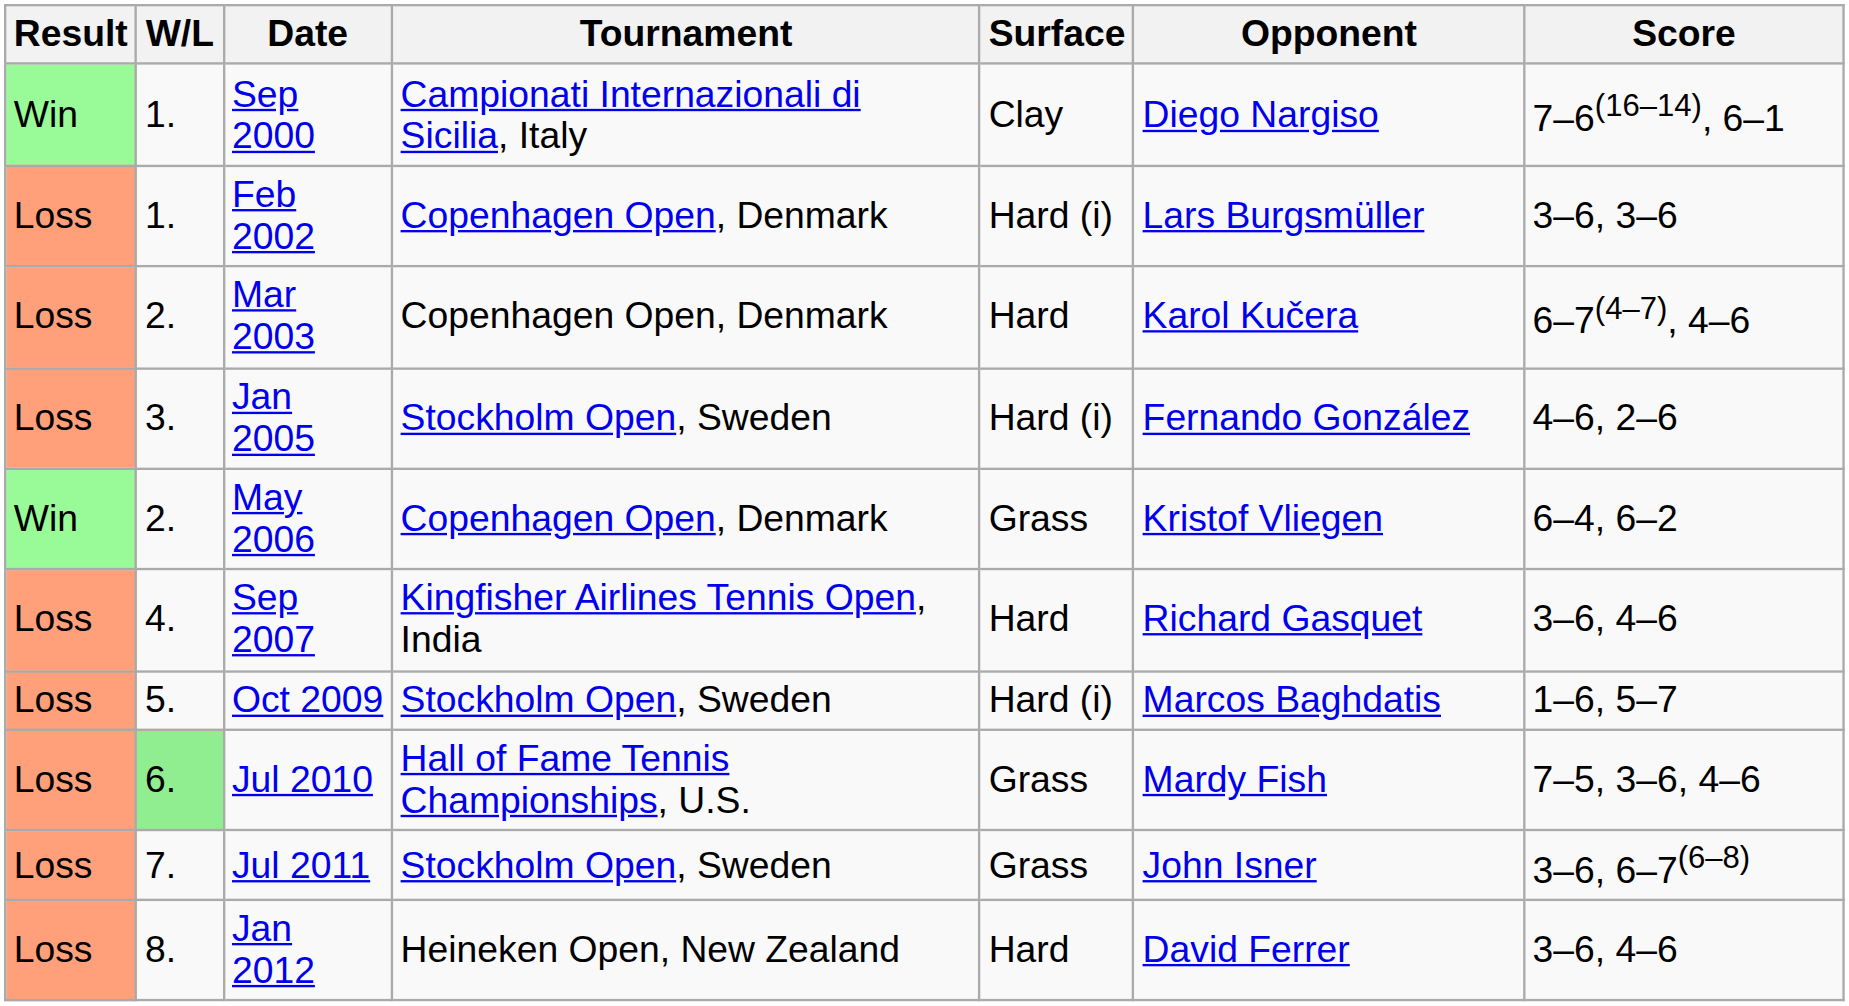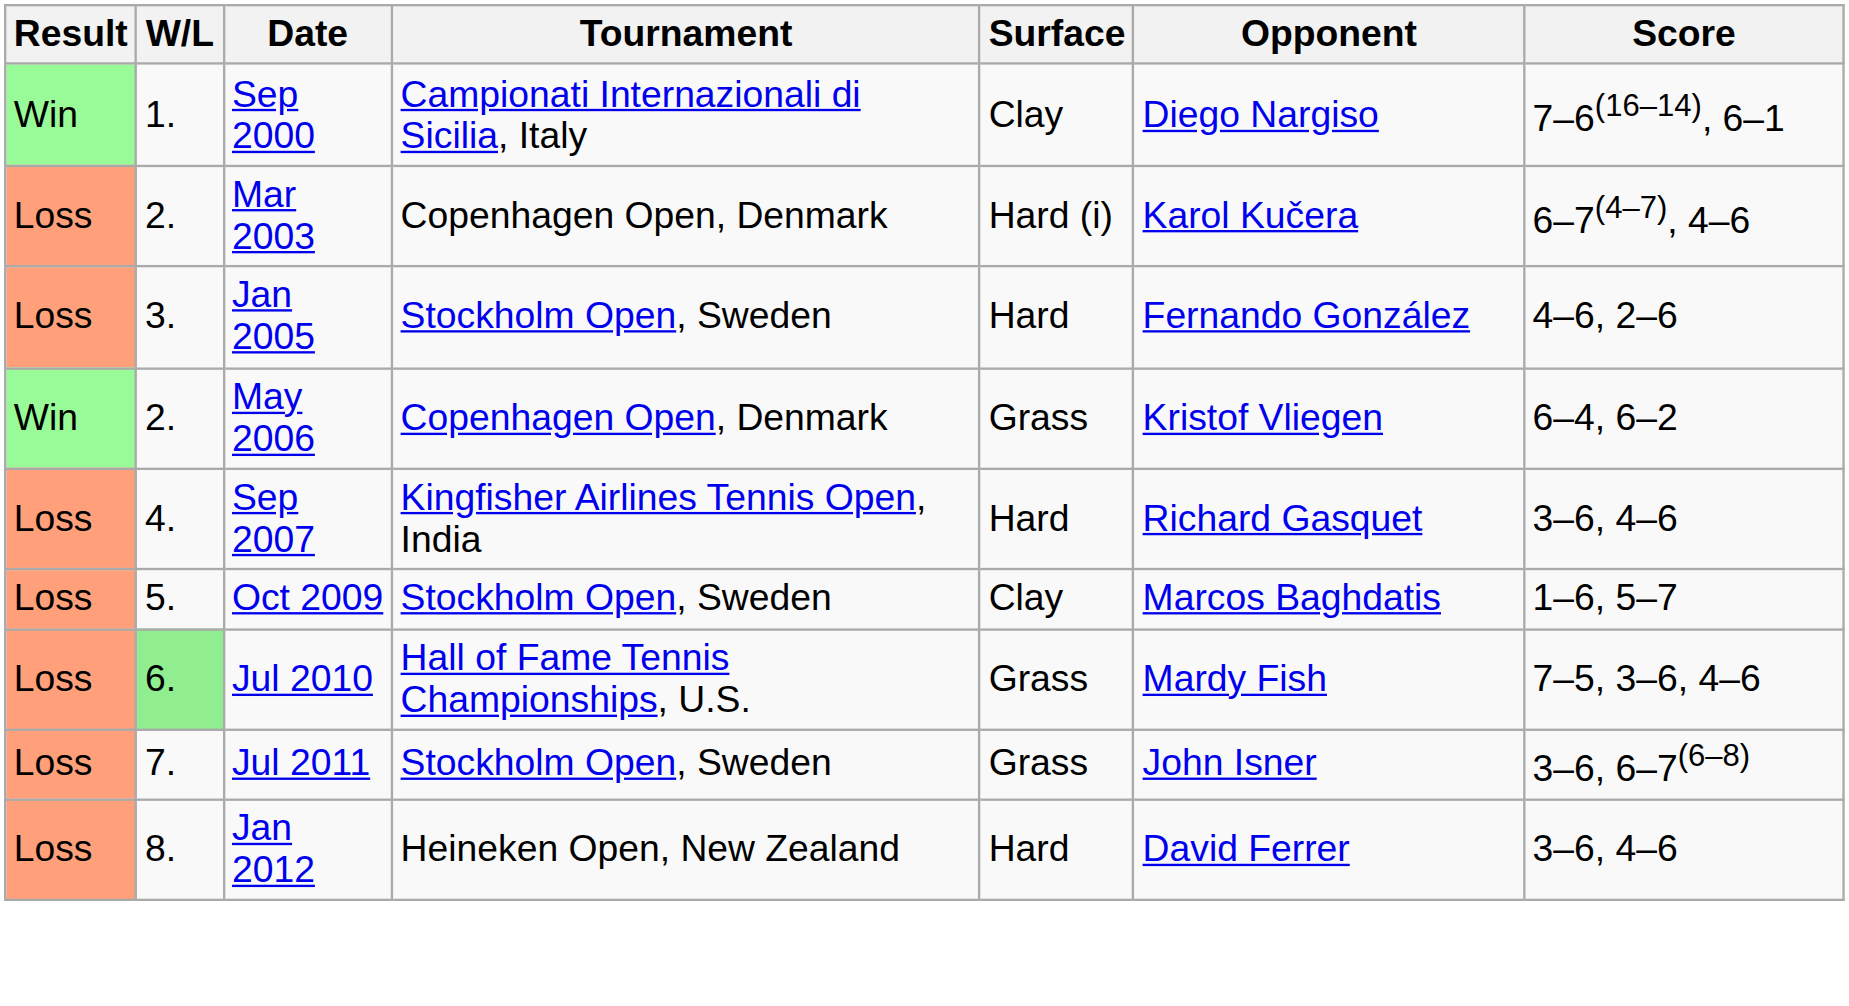- row: (273, 215)
(1029, 316) Hard -> (1051, 215) Hard (i)
(1051, 417) Hard (i) -> (1029, 316) Hard
(1051, 699) Hard (i) -> (1026, 598) Clay
